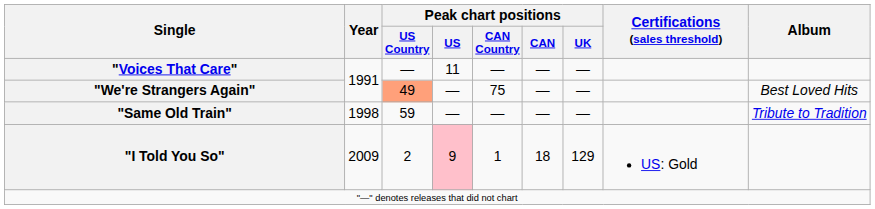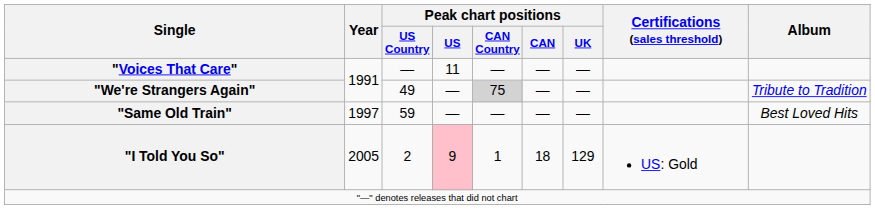(407, 91) lightsalmon background -> (407, 91) no background
(498, 91) no background -> (498, 91) lightgrey background
(809, 91) Best Loved Hits -> (809, 91) Tribute to Tradition
(364, 113) 1998 -> (364, 113) 1997
(809, 113) Tribute to Tradition -> (809, 113) Best Loved Hits
(364, 157) 2009 -> (364, 157) 2005
